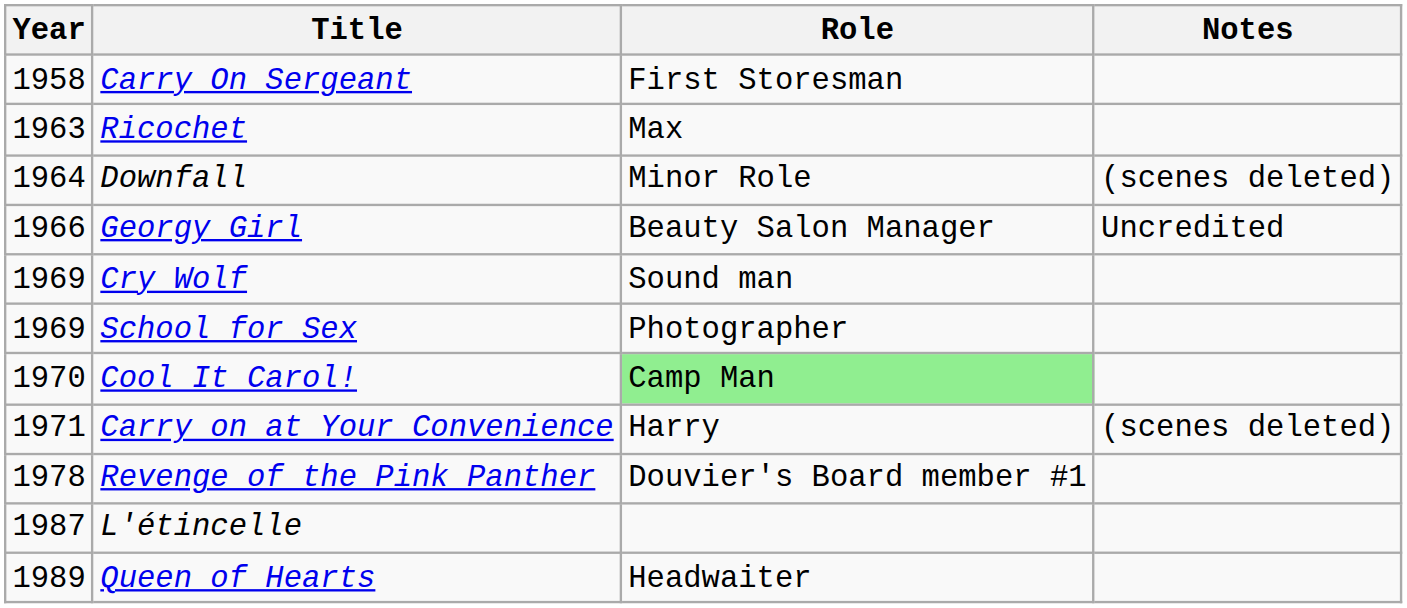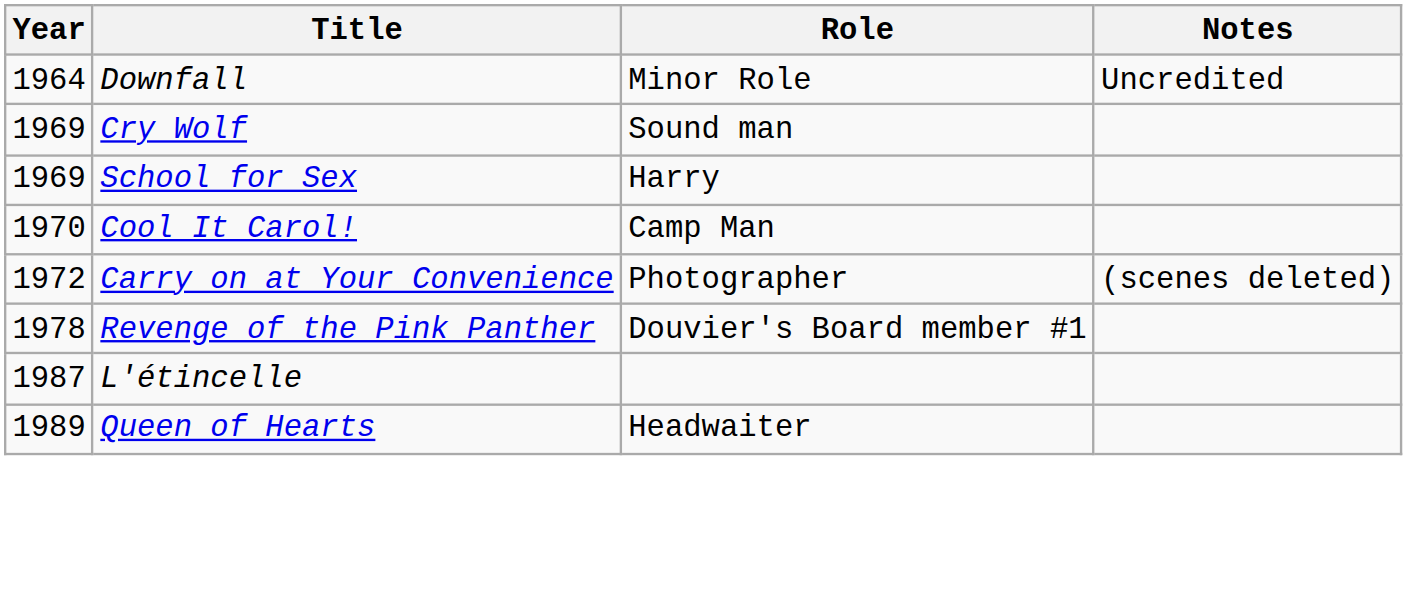- row: (256, 80)
- row: (174, 130)
(1248, 179) (scenes deleted) -> (1193, 80) Uncredited
- row: (201, 229)
(738, 329) Photographer -> (674, 179) Harry
(702, 379) lightgreen background -> (702, 229) no background
(49, 428) 1971 -> (49, 279) 1972
(674, 428) Harry -> (738, 279) Photographer
